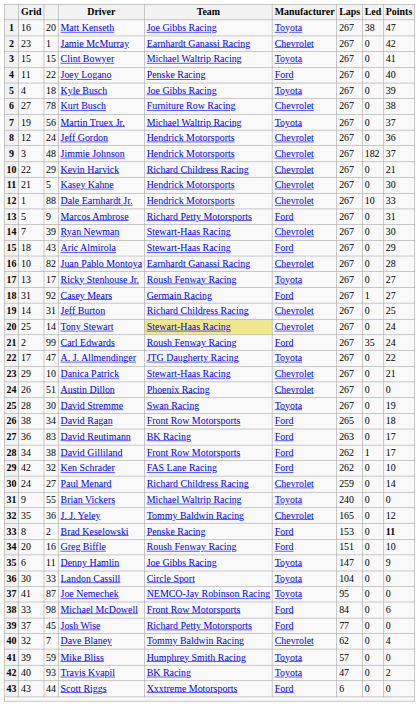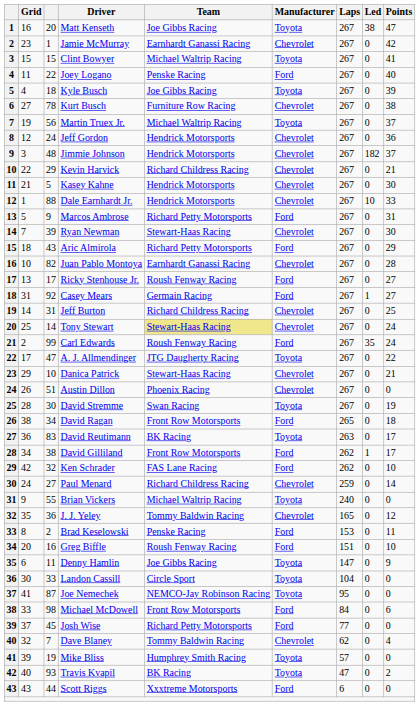(189, 248) Stewart-Haas Racing -> (199, 248) Richard Petty Motorsports
(288, 279) Toyota -> (284, 279) Ford
(284, 437) Ford -> (288, 437) Toyota
(390, 531) bold -> (391, 531) normal
(51, 657) 59 -> (51, 657) 19
